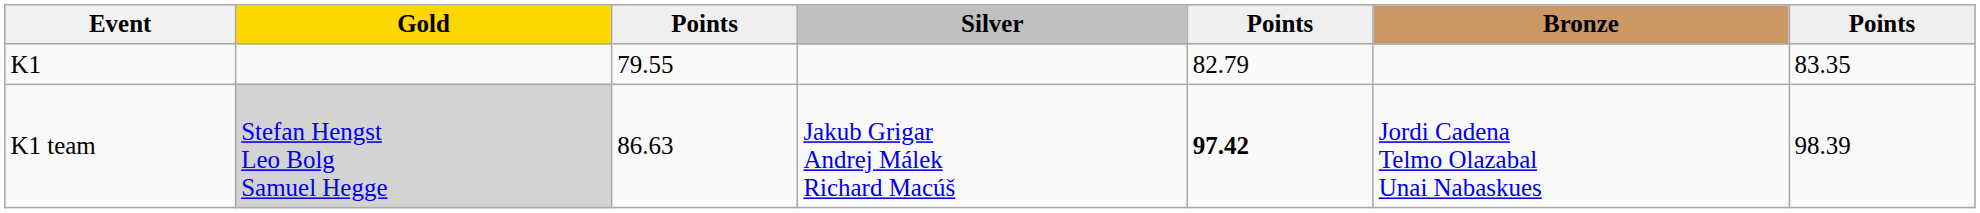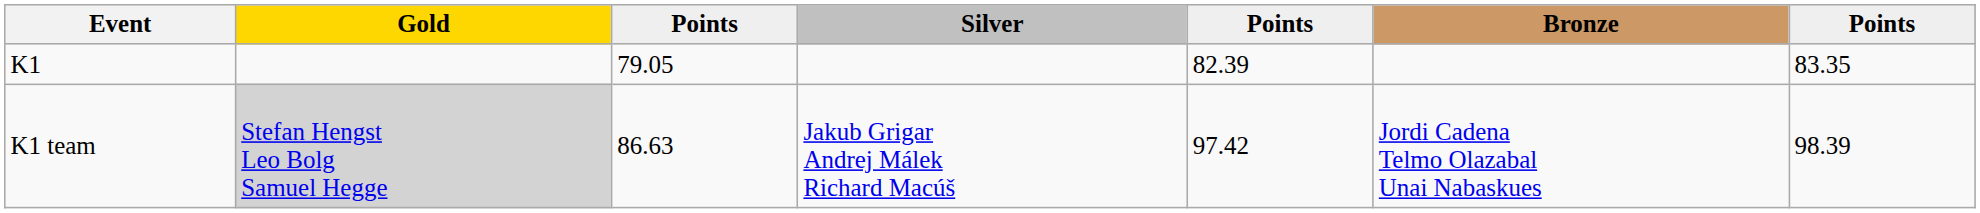(645, 63) 79.55 -> (645, 63) 79.05
(1221, 63) 82.79 -> (1221, 63) 82.39
(1221, 145) bold -> (1221, 145) normal
